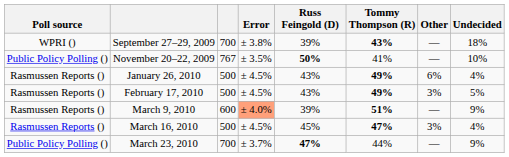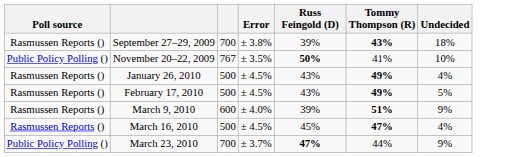- column: (434, 25)
(57, 42) WPRI () -> (57, 42) Rasmussen Reports ()
(256, 110) lightsalmon background -> (256, 110) no background
